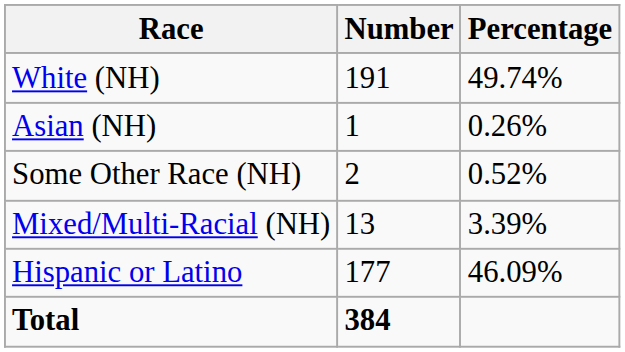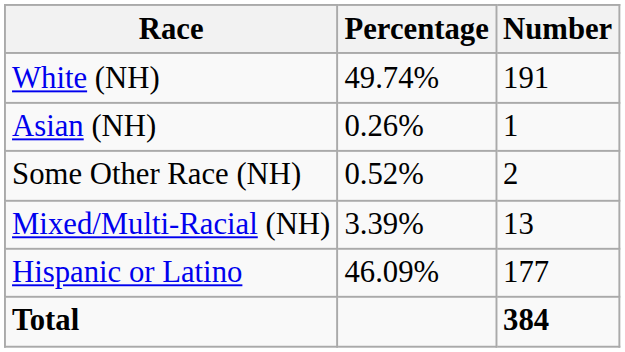columns swapped: (399, 28) <-> (540, 28)
